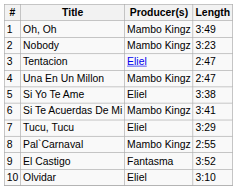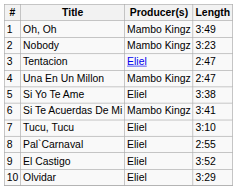(206, 128) 3:29 -> (206, 128) 3:10
(159, 144) Mambo Kingz -> (137, 144) Eliel
(150, 161) Fantasma -> (137, 161) Eliel
(206, 177) 3:10 -> (206, 177) 3:29
